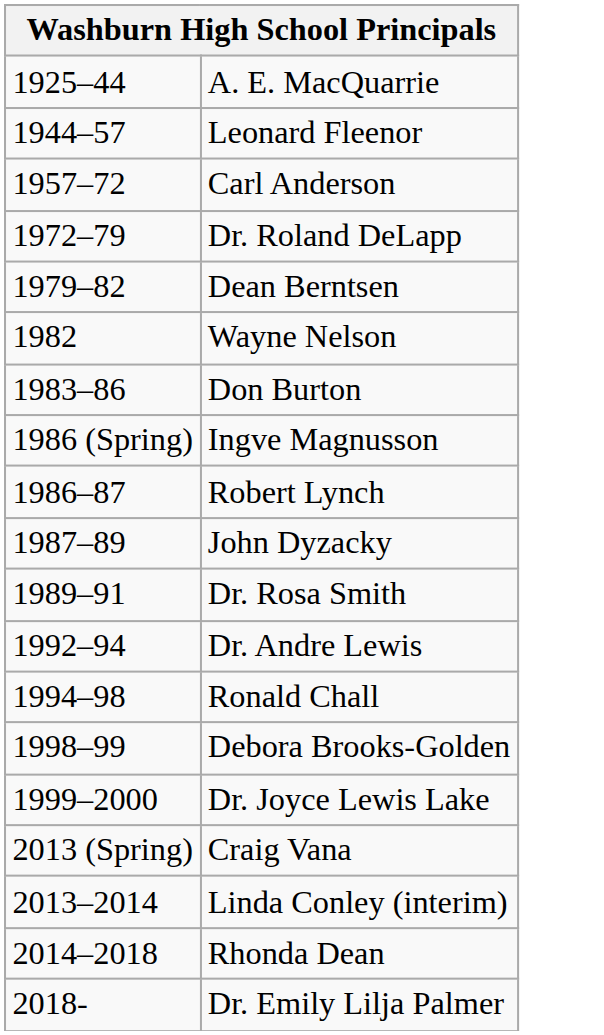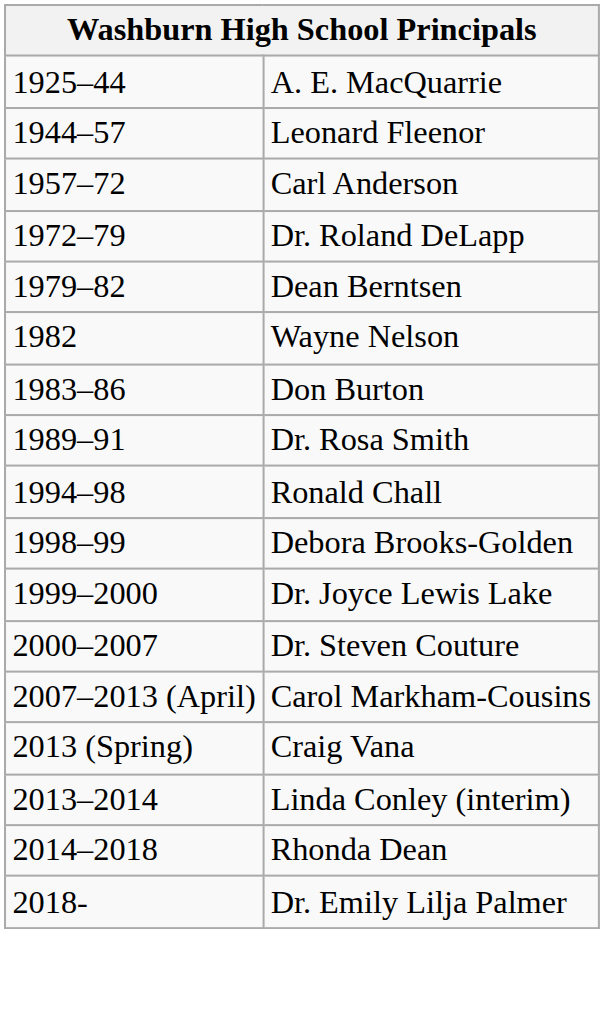- row: (323, 440)
- row: (296, 491)
- row: (300, 542)
- row: (315, 645)
+ row: (395, 645)
+ row: (431, 696)
